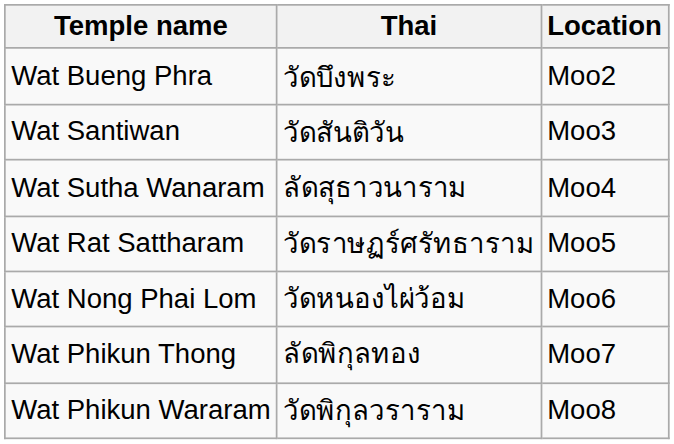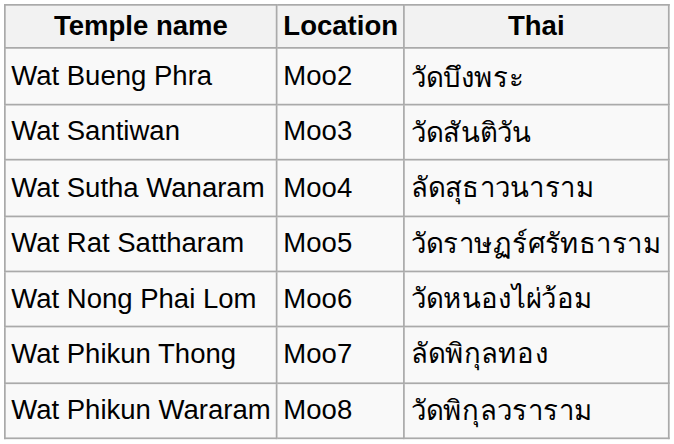columns swapped: (409, 26) <-> (605, 26)
